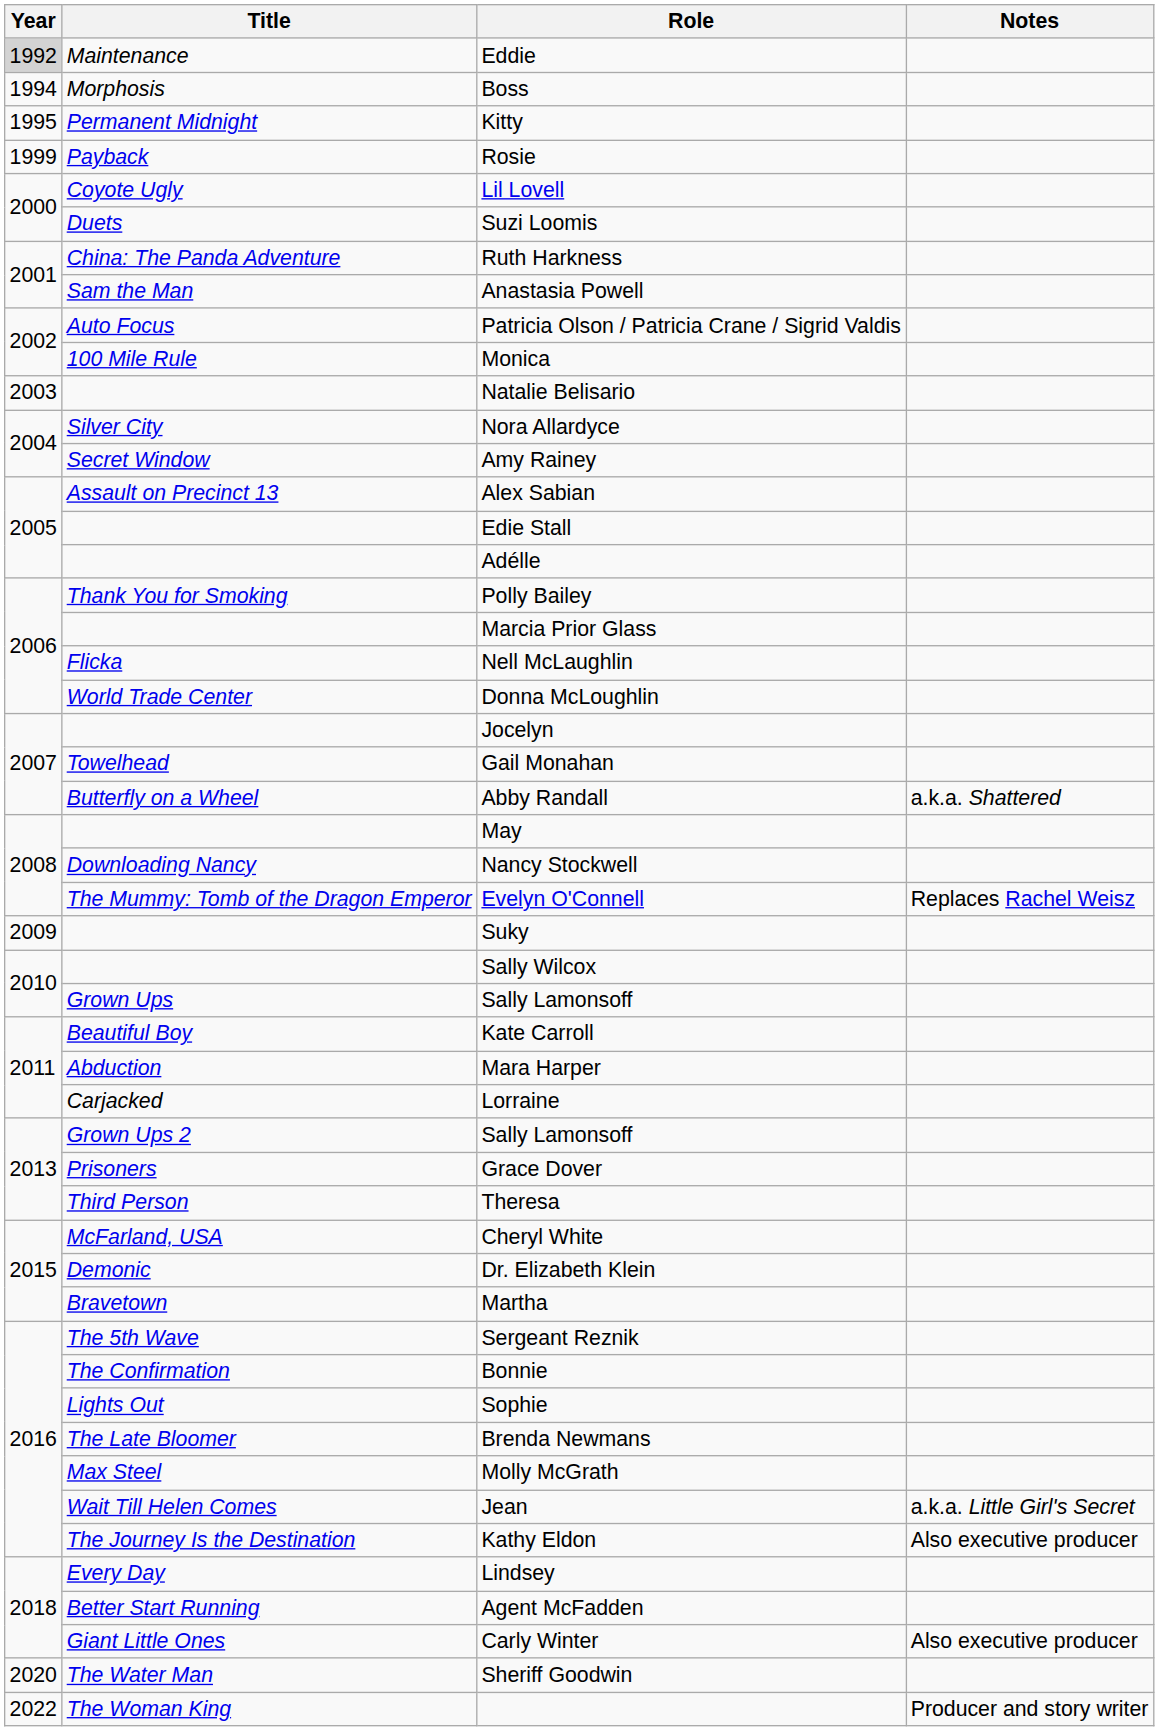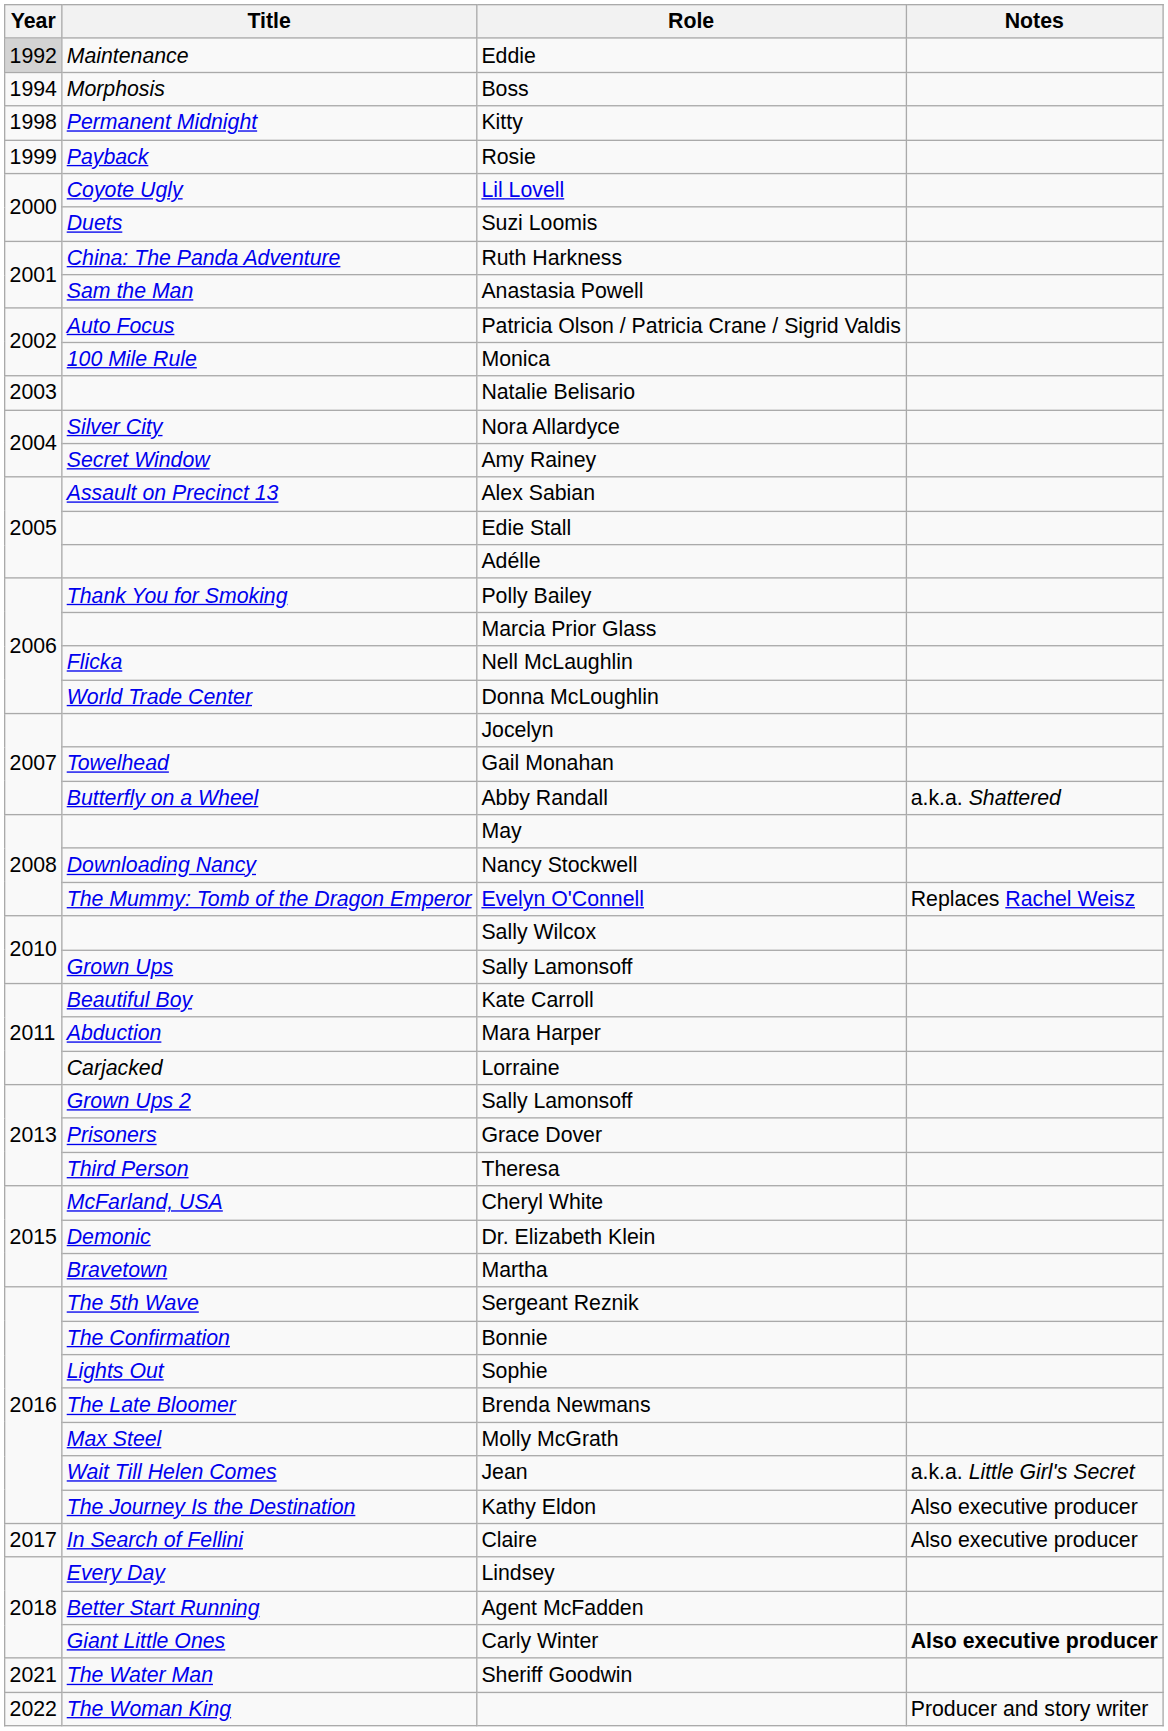(33, 122) 1995 -> (33, 122) 1998
- row: (269, 933)
+ row: (155, 1540)
(1024, 1641) normal -> (1034, 1641) bold
(33, 1675) 2020 -> (33, 1675) 2021
